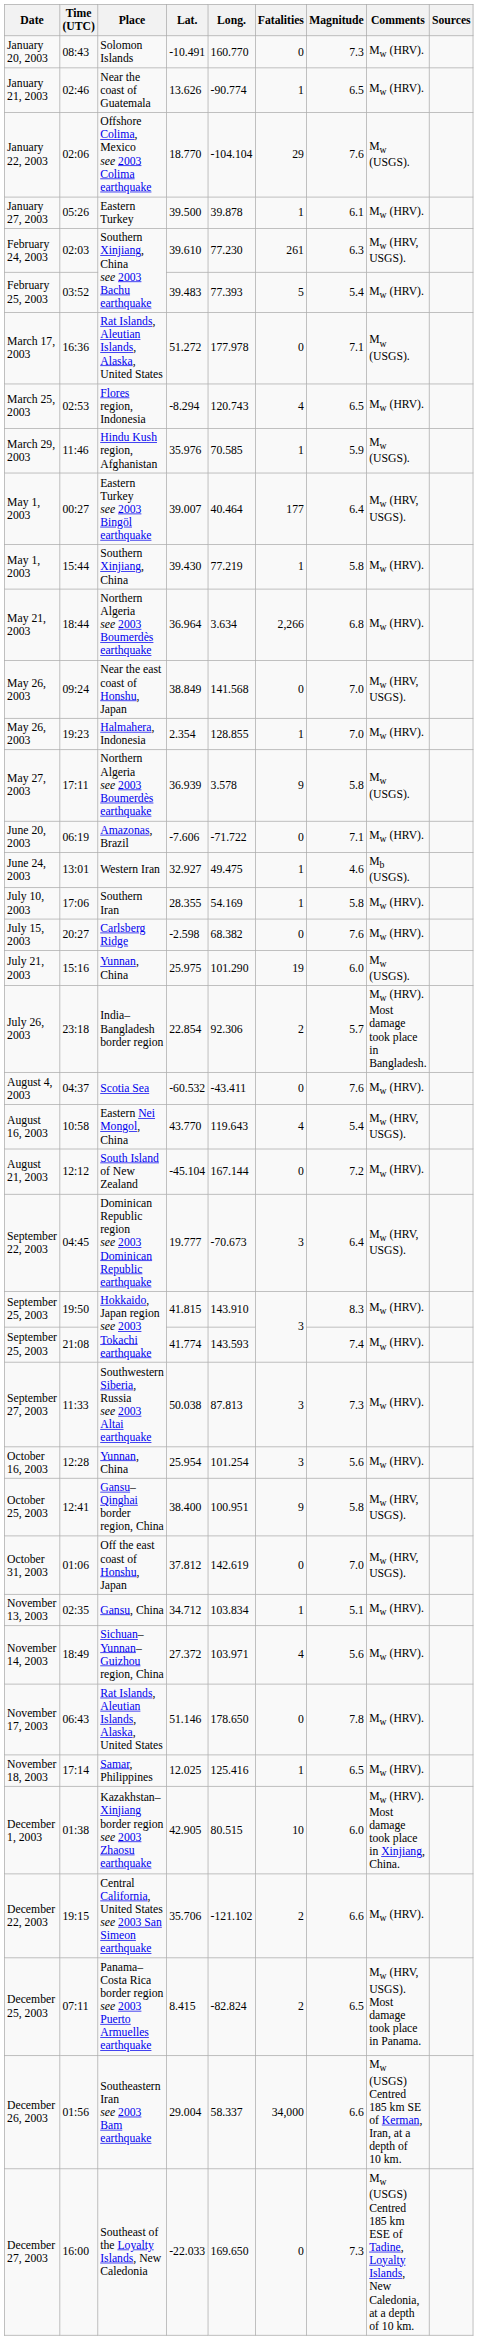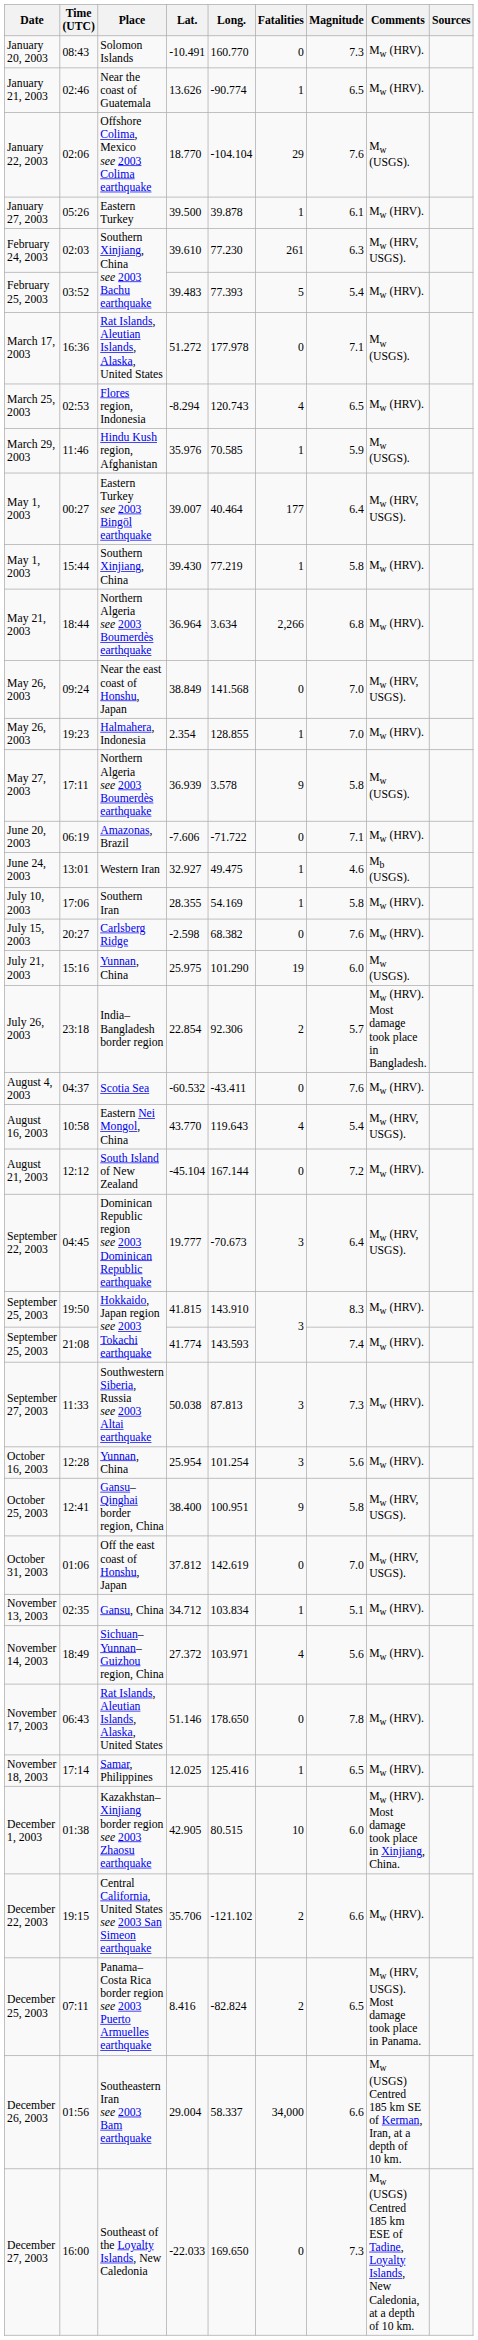(182, 2006) 8.415 -> (182, 2006) 8.416
